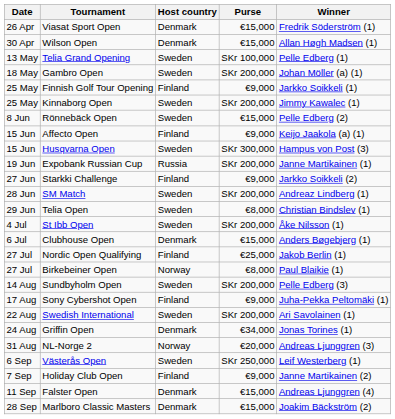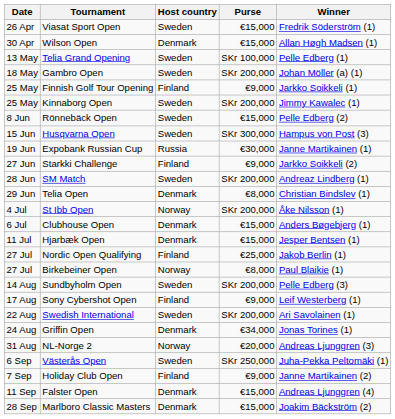(177, 27) Denmark -> (175, 27) Sweden
- row: (70, 133)
(248, 164) SKr 200,000 -> (257, 149) €30,000
(175, 209) Sweden -> (177, 194) Denmark
(175, 224) Sweden -> (174, 209) Norway
+ row: (73, 239)
(334, 300) Juha-Pekka Peltomäki (1) -> (320, 300) Leif Westerberg (1)
(320, 361) Leif Westerberg (1) -> (334, 361) Juha-Pekka Peltomäki (1)
